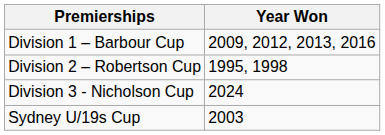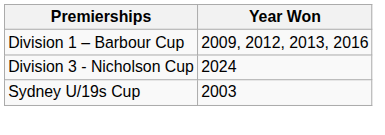- row: (105, 67)
